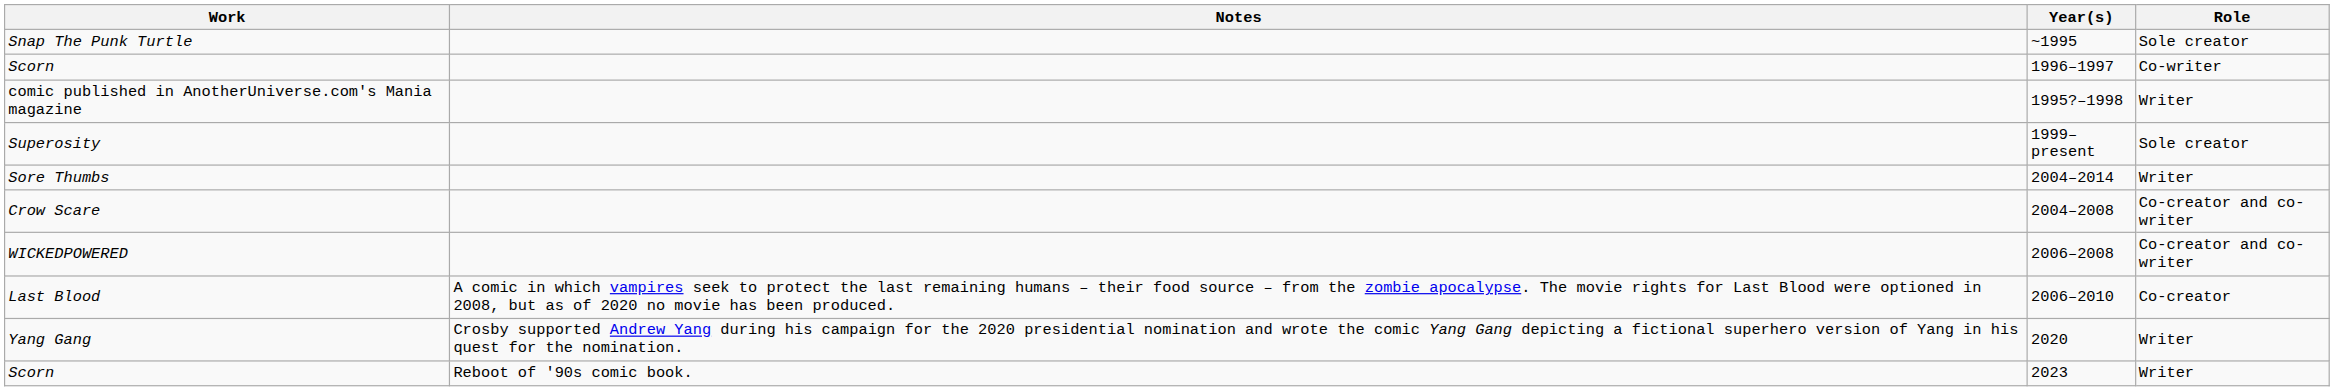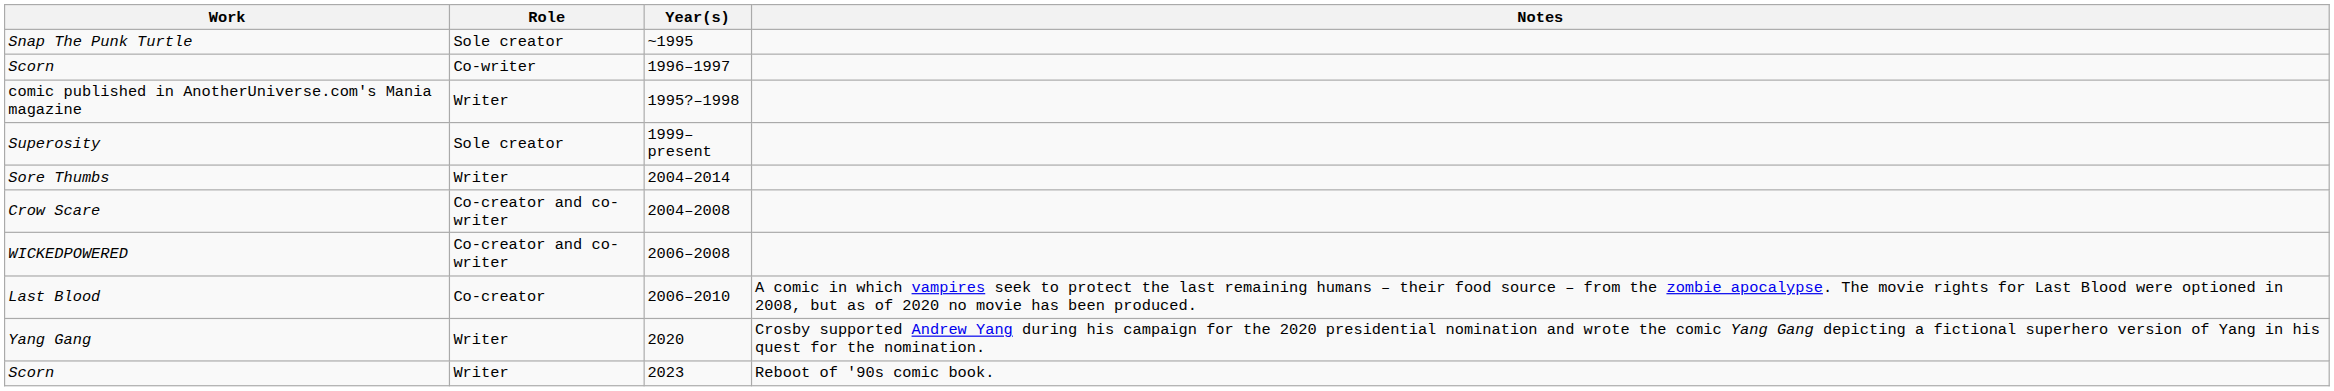columns swapped: (2232, 17) <-> (1239, 17)
